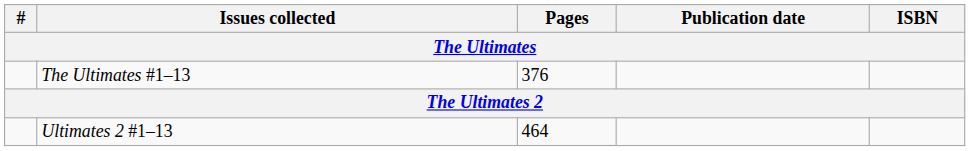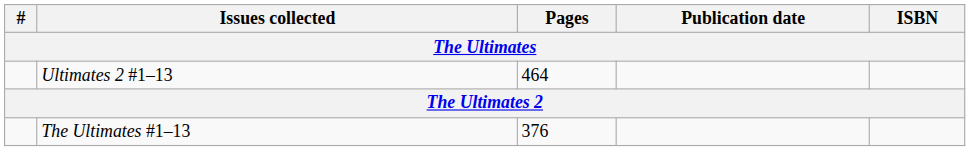rows swapped: (116, 74) <-> (107, 131)
